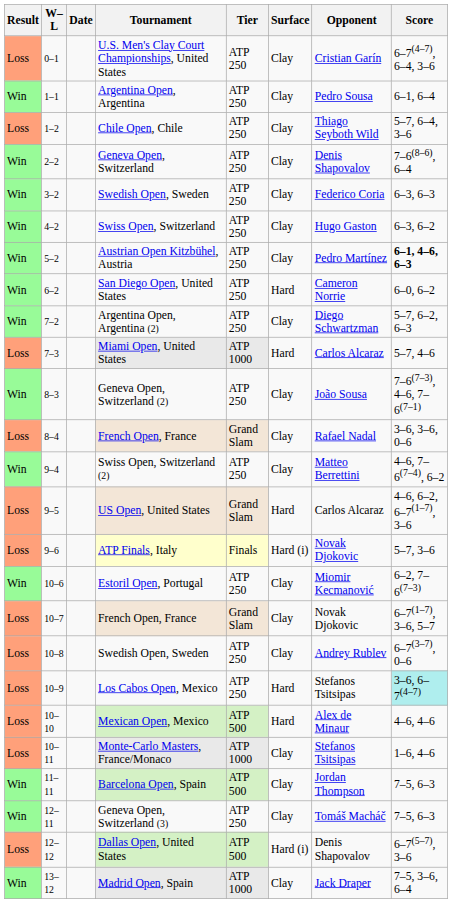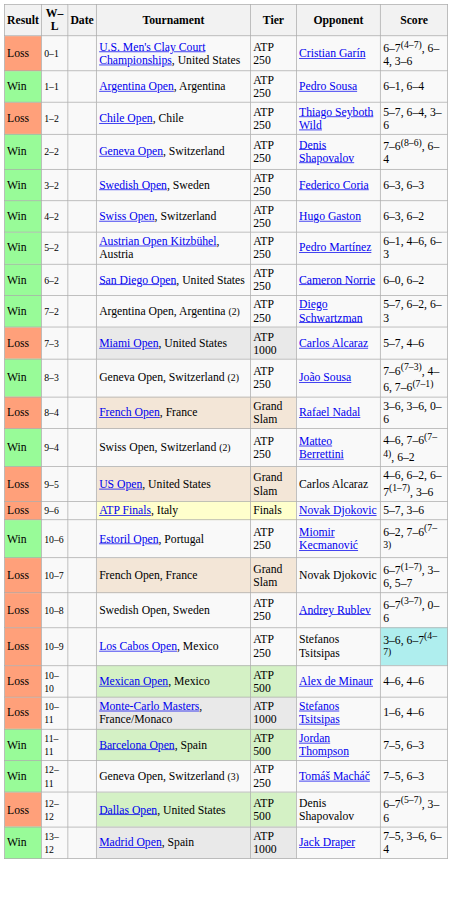- column: (290, 20)
(416, 258) bold -> (412, 248) normal
